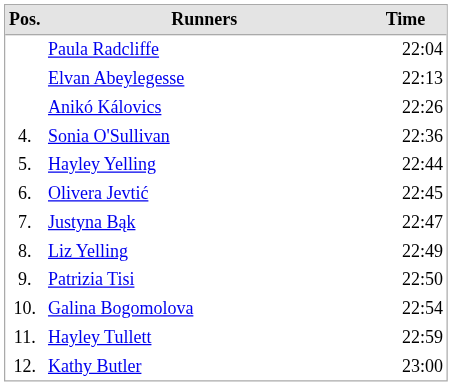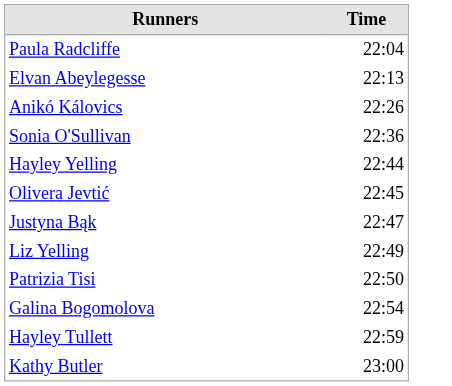- column: (25, 19)
